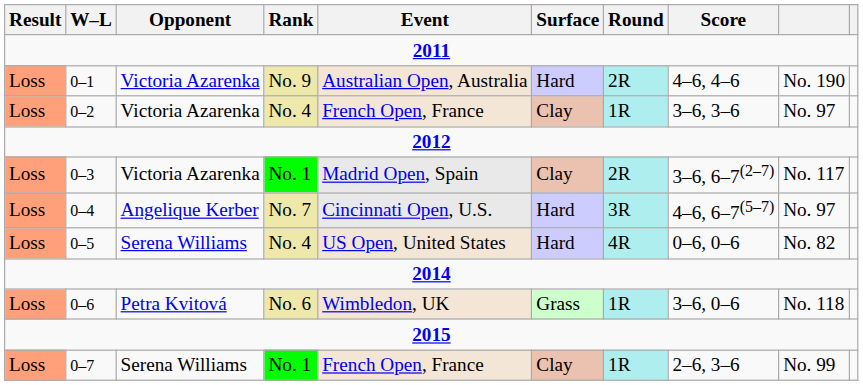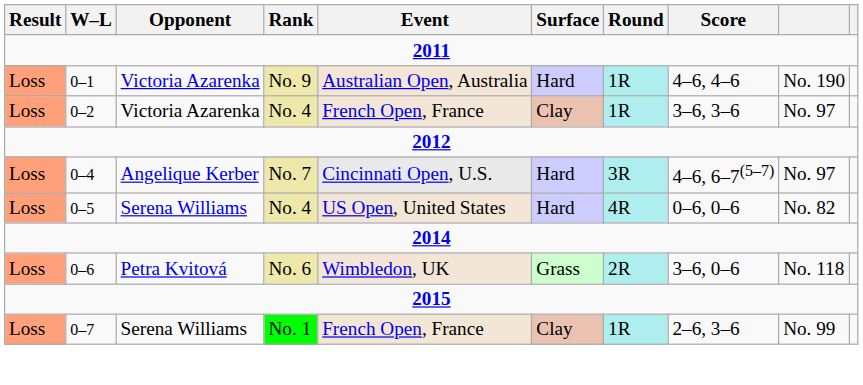(619, 80) 2R -> (619, 80) 1R
- row: (82, 175)
(619, 304) 1R -> (619, 268) 2R
